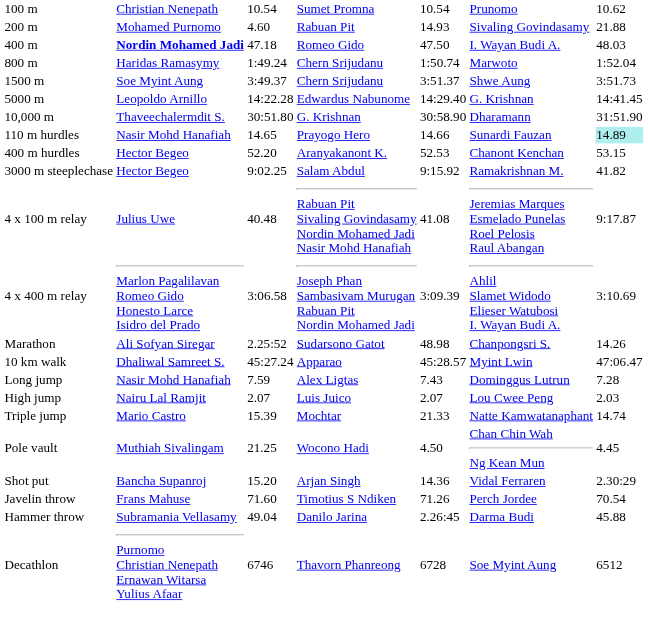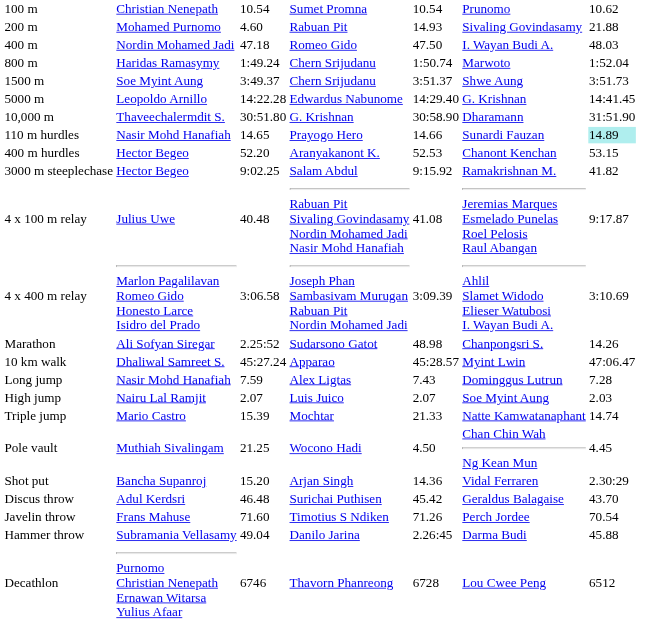(180, 45) bold -> (175, 45) normal
(511, 397) Lou Cwee Peng -> (506, 397) Soe Myint Aung
+ row: (39, 499)
(513, 564) Soe Myint Aung -> (504, 582) Lou Cwee Peng
